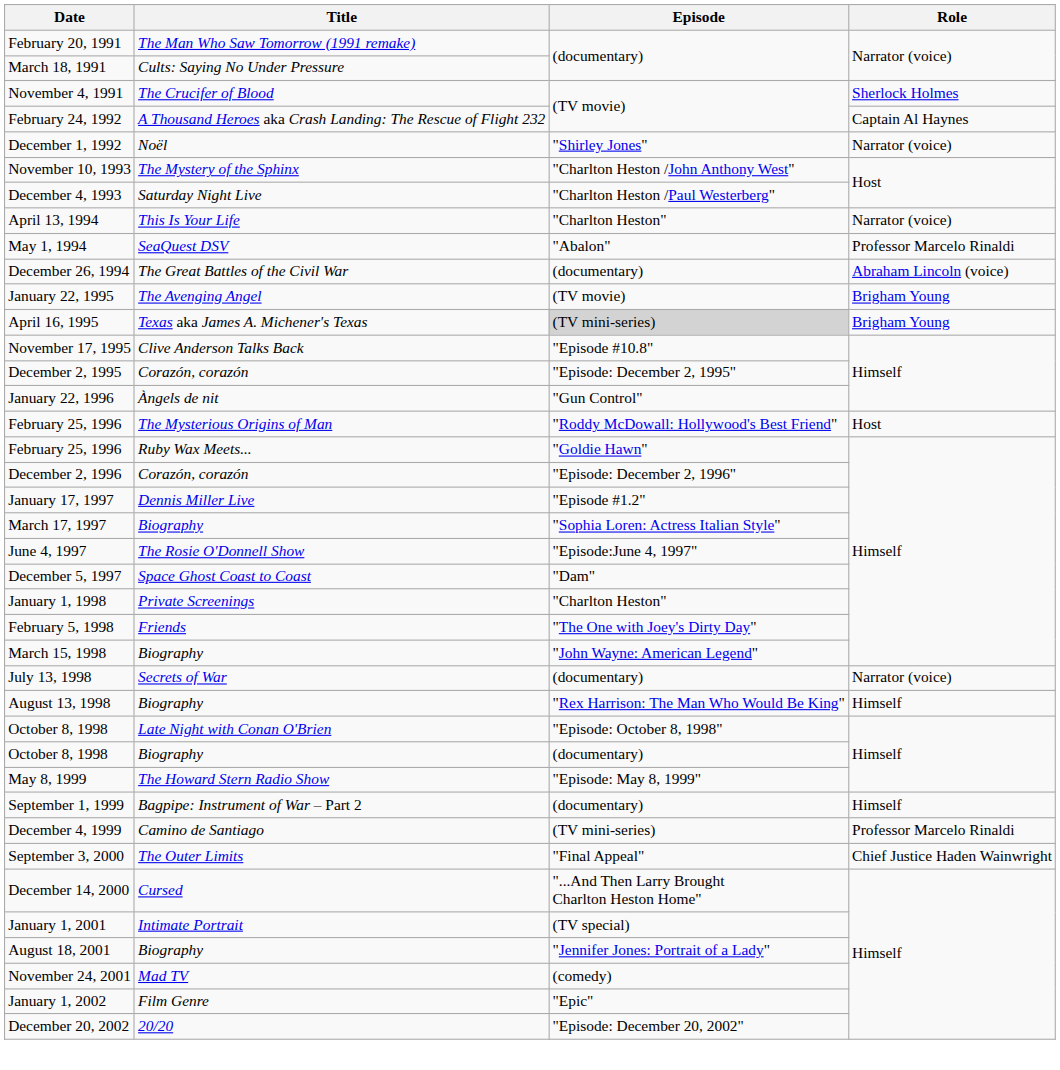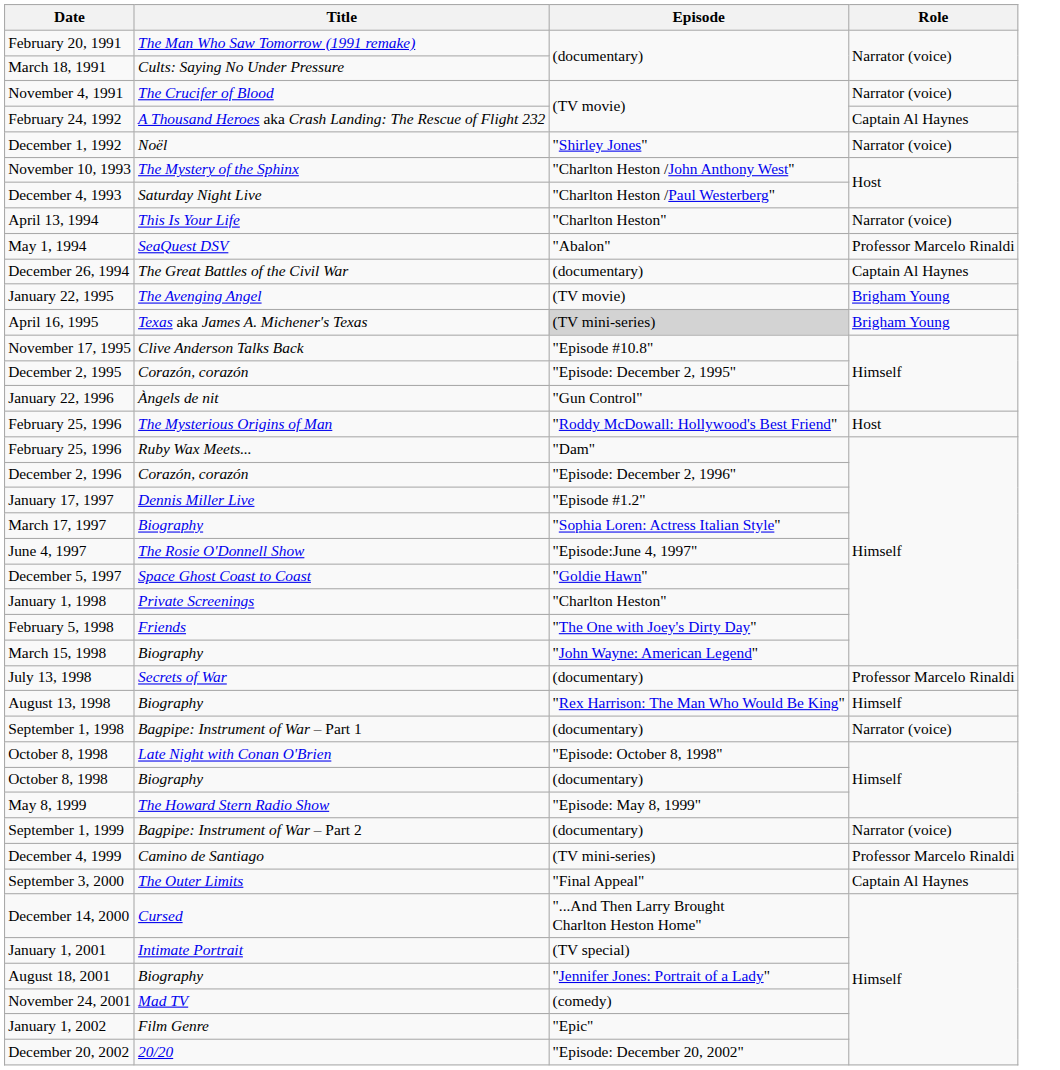(905, 93) Sherlock Holmes -> (902, 93) Narrator (voice)
(930, 271) Abraham Lincoln (voice) -> (910, 271) Captain Al Haynes
(600, 449) "Goldie Hawn" -> (574, 449) "Dam"
(574, 576) "Dam" -> (600, 576) "Goldie Hawn"
(902, 678) Narrator (voice) -> (933, 678) Professor Marcelo Rinaldi
+ row: (66, 729)
(877, 805) Himself -> (902, 830) Narrator (voice)
(952, 856) Chief Justice Haden Wainwright -> (910, 881) Captain Al Haynes
